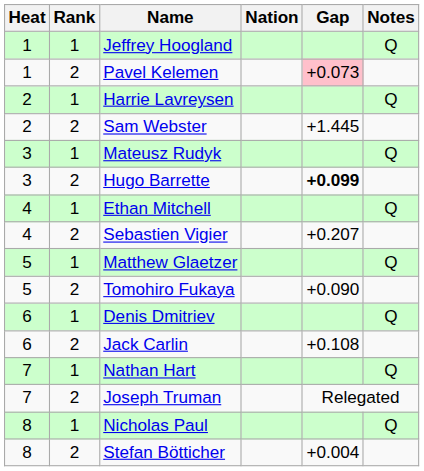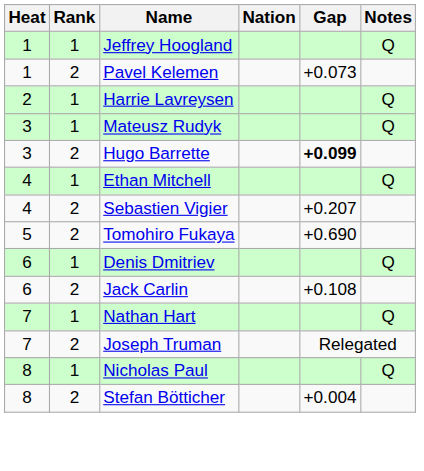(333, 72) pink background -> (330, 72) no background
- row: (155, 126)
- row: (170, 262)
(333, 289) +0.090 -> (330, 235) +0.690
